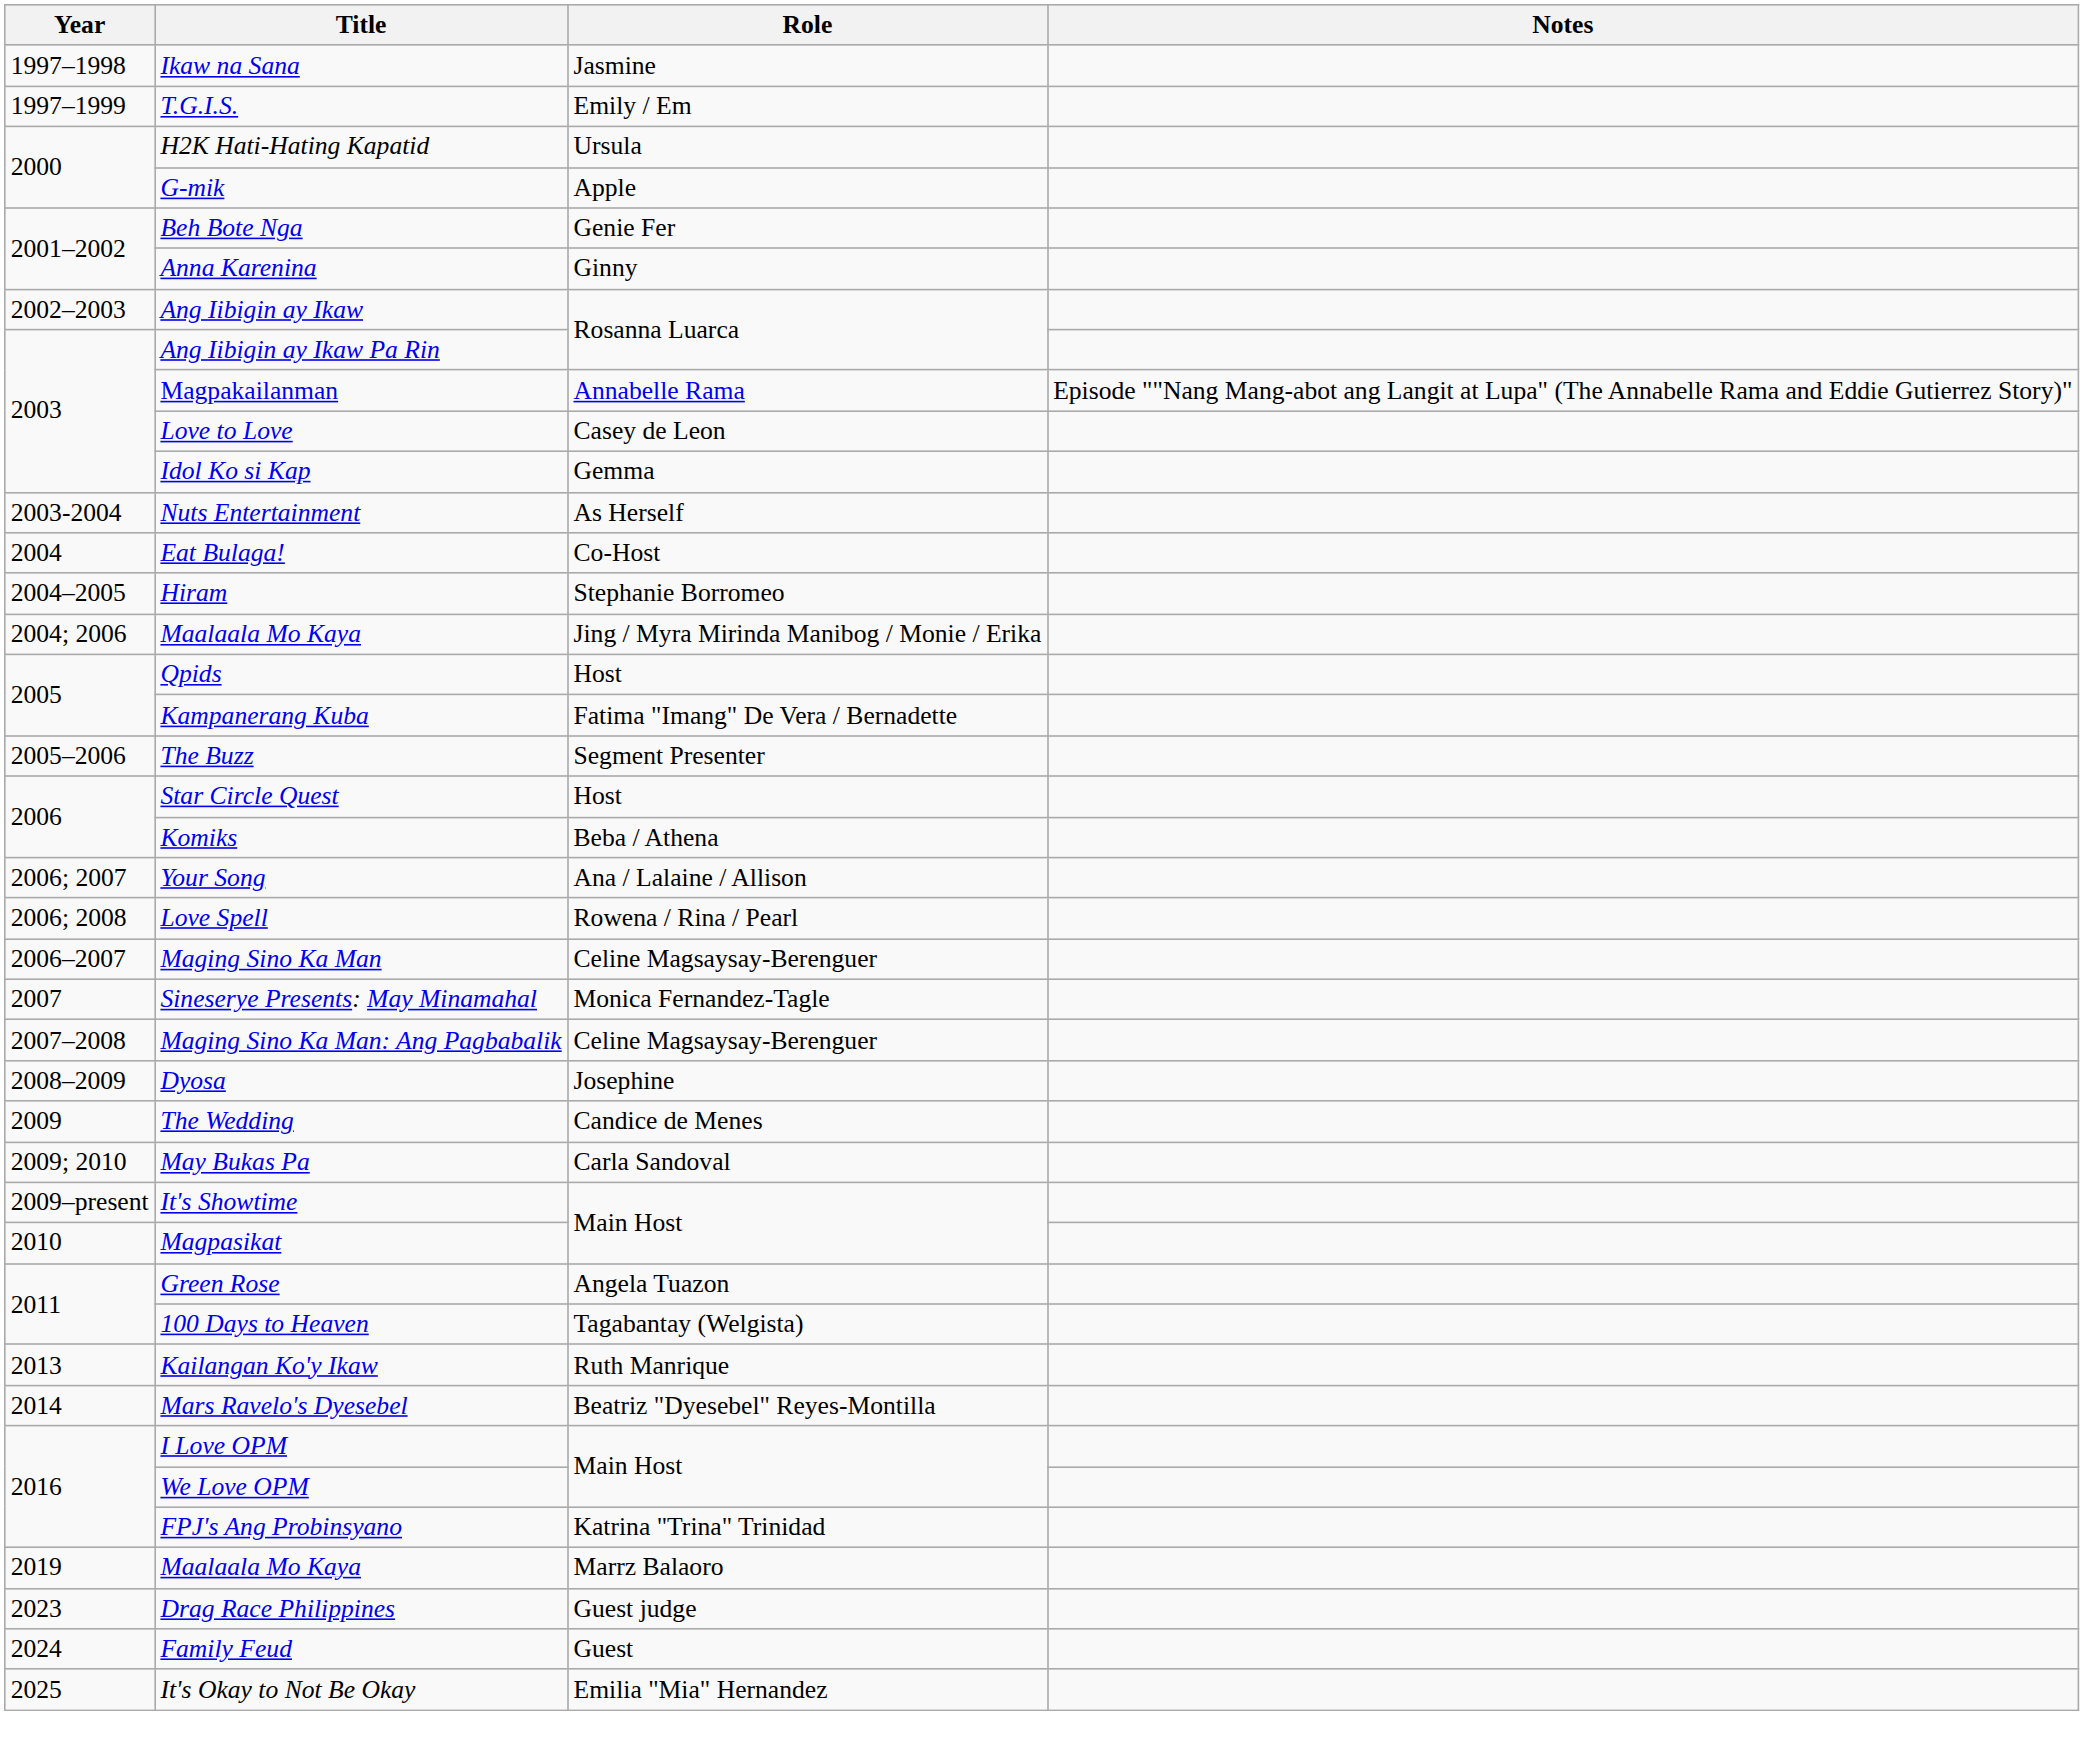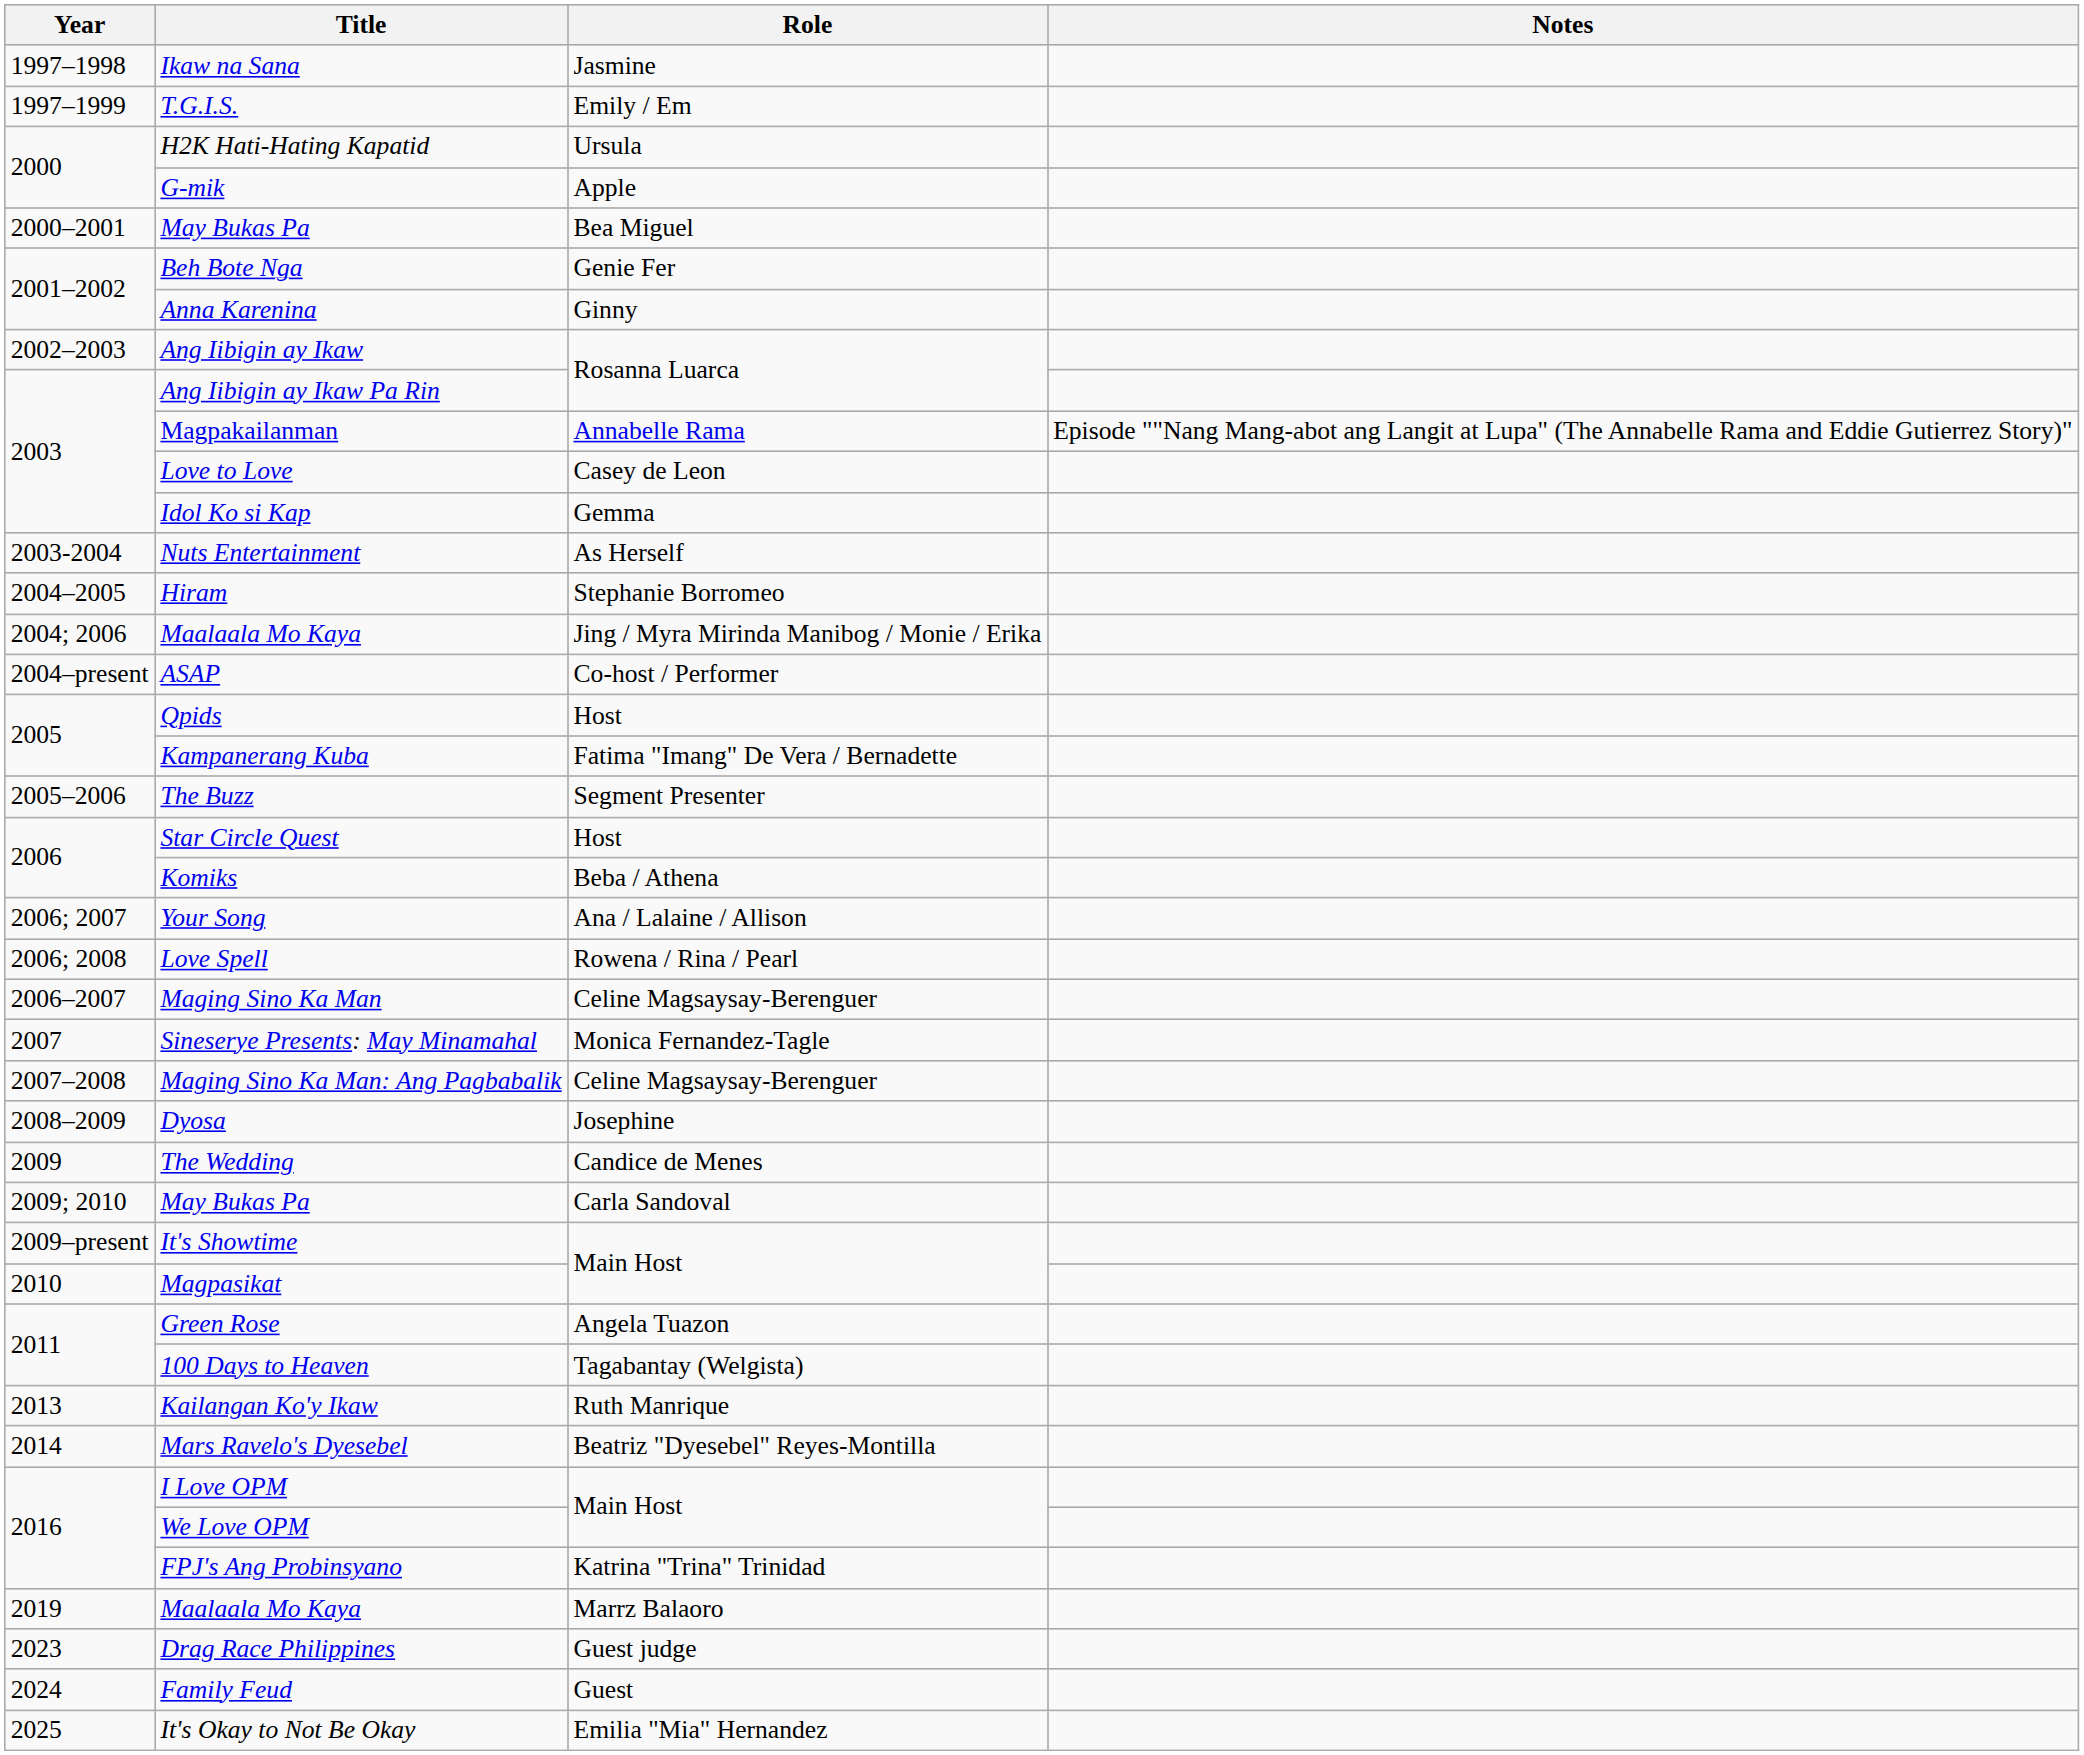+ row: (235, 227)
- row: (223, 552)
+ row: (190, 674)
